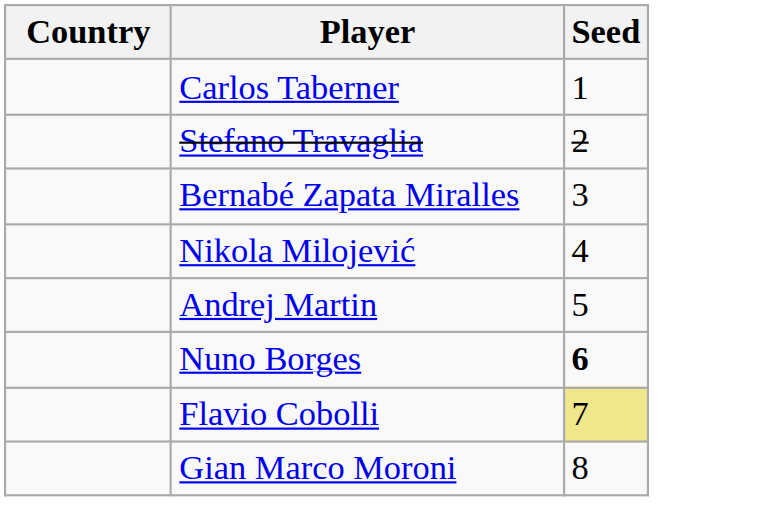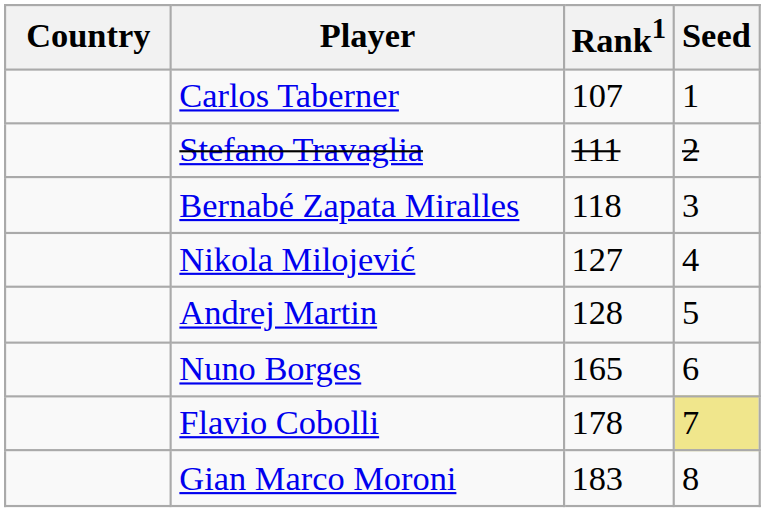+ column: (619, 36)
(580, 359) bold -> (691, 368) normal
